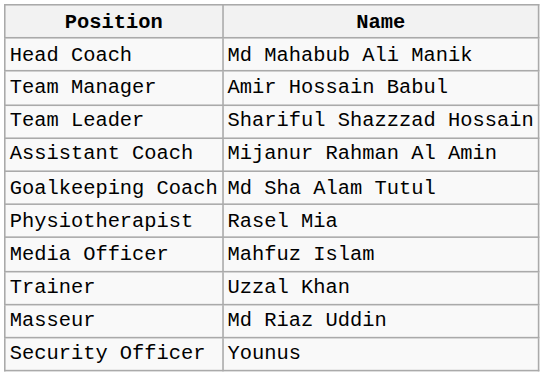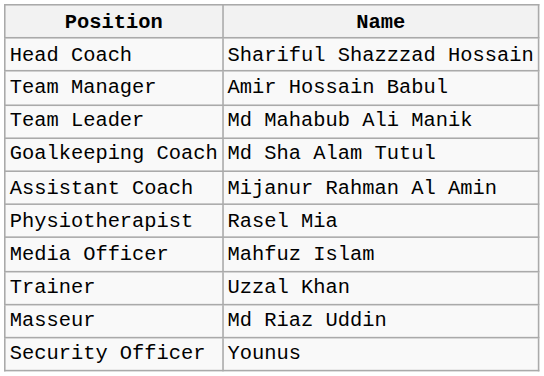(350, 55) Md Mahabub Ali Manik -> (381, 55) Shariful Shazzzad Hossain
(381, 121) Shariful Shazzzad Hossain -> (350, 121) Md Mahabub Ali Manik
rows swapped: (114, 188) <-> (102, 154)
